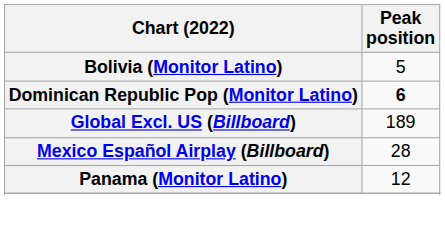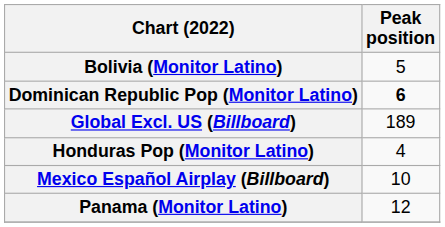+ row: (183, 151)
(401, 151) 28 -> (401, 179) 10
